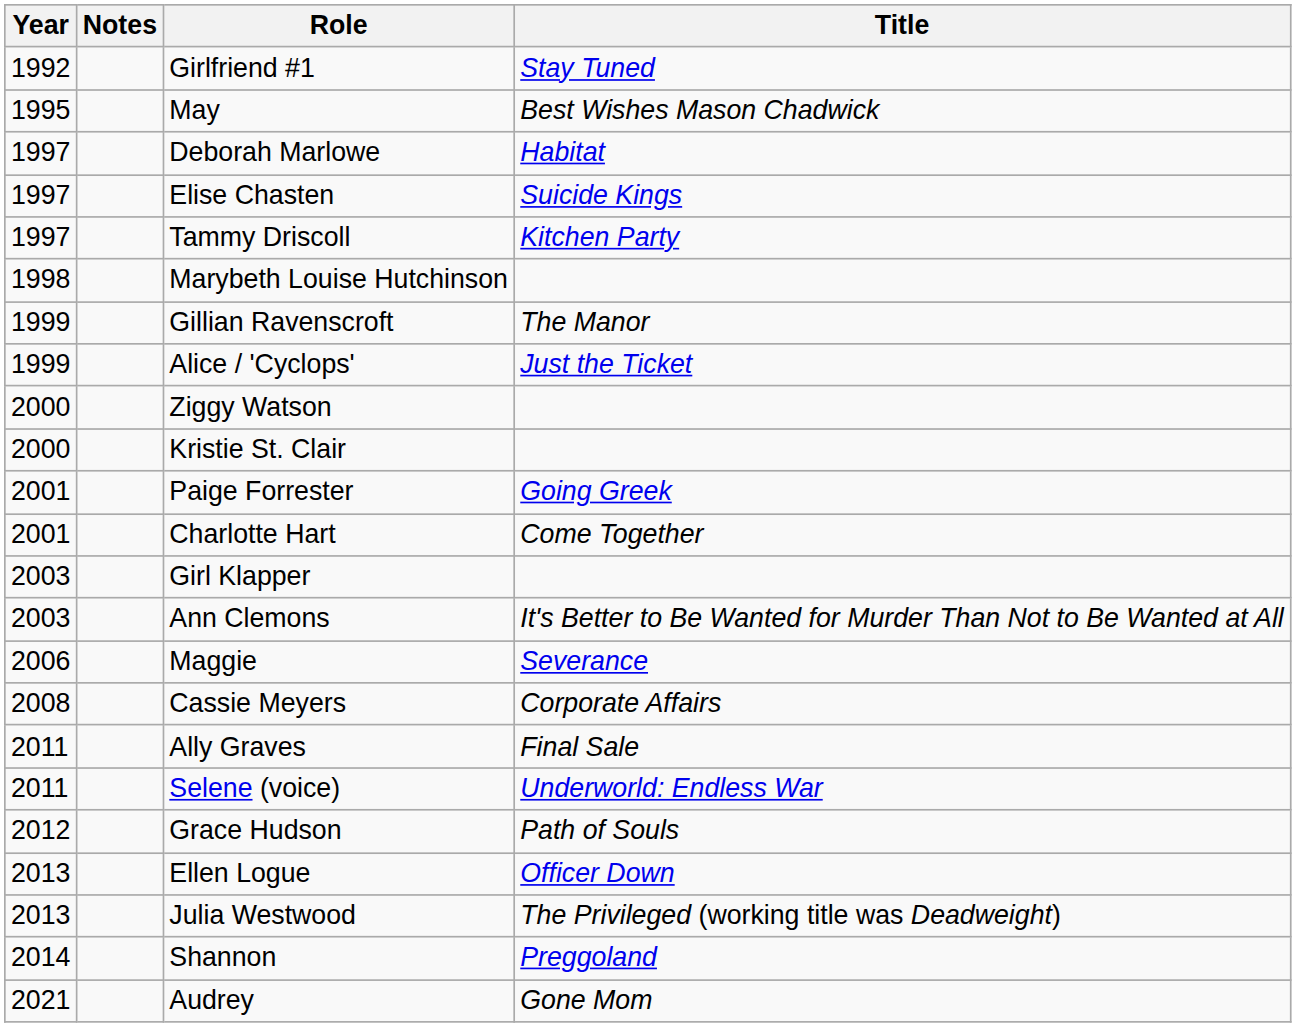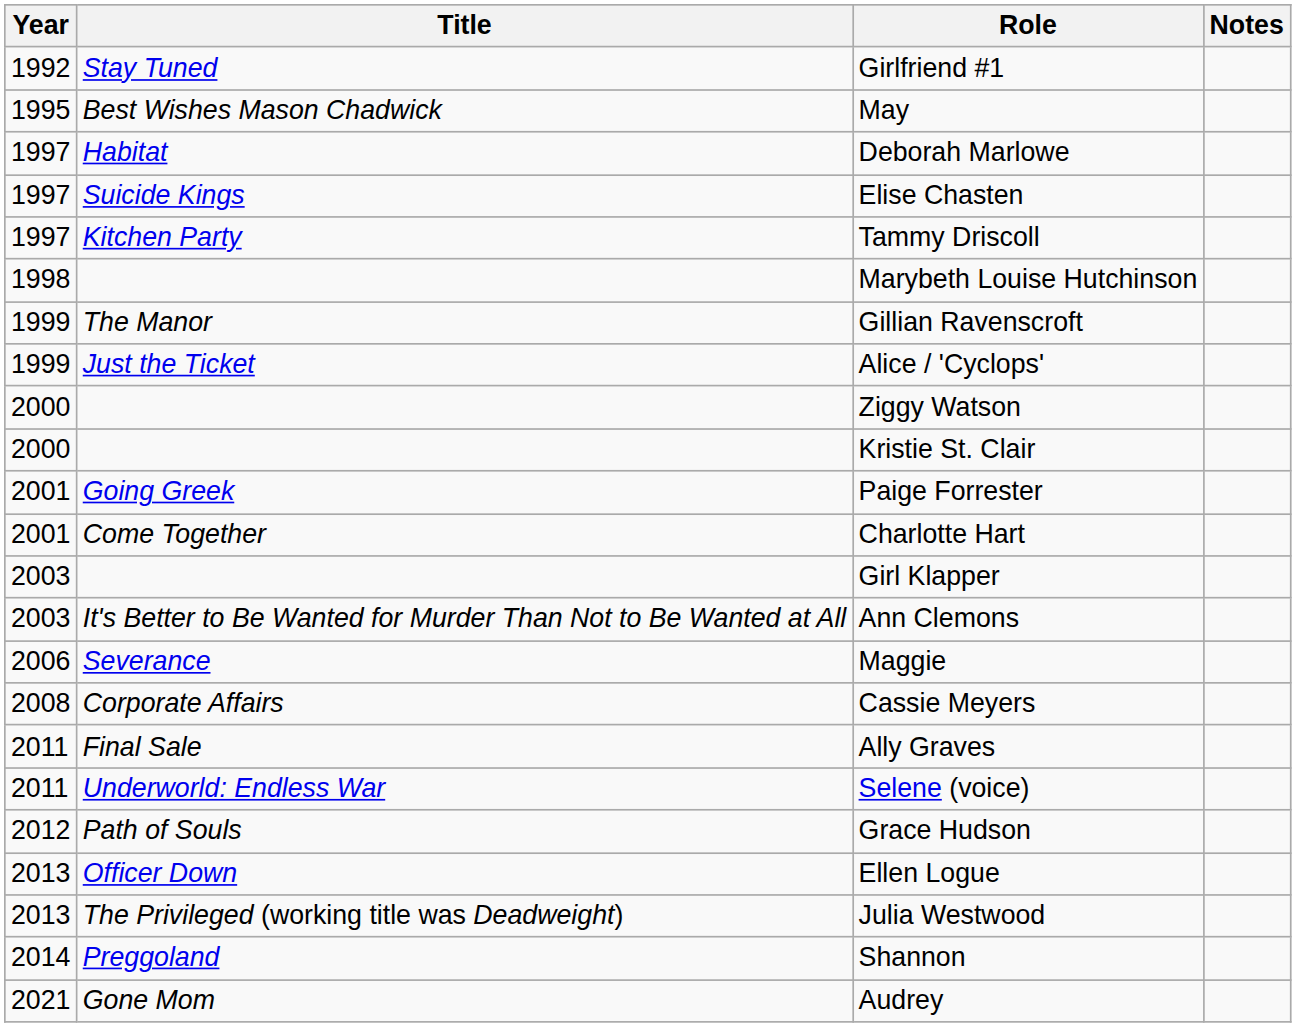columns swapped: (902, 25) <-> (120, 25)
